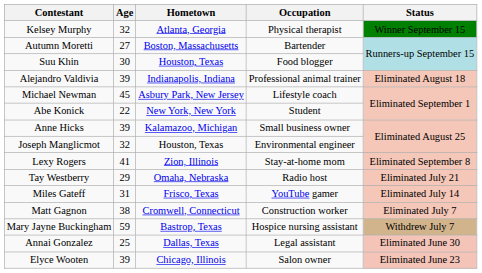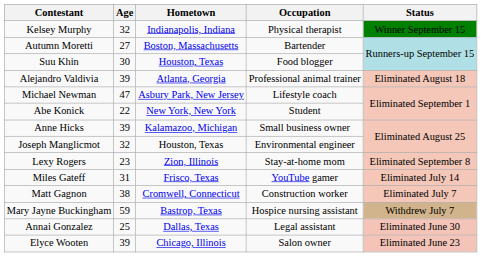(191, 29) Atlanta, Georgia -> (191, 29) Indianapolis, Indiana
(191, 78) Indianapolis, Indiana -> (191, 78) Atlanta, Georgia
(125, 95) 45 -> (125, 95) 47
(125, 161) 41 -> (125, 161) 23
- row: (59, 177)
